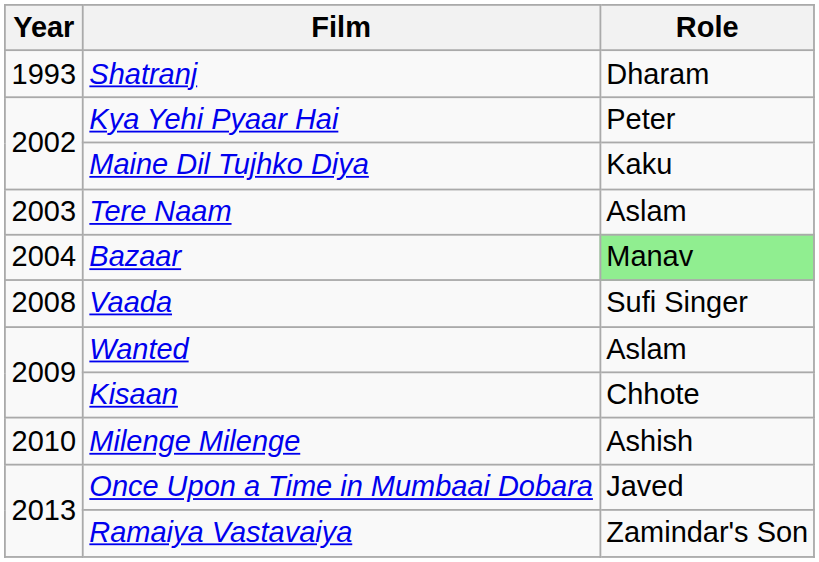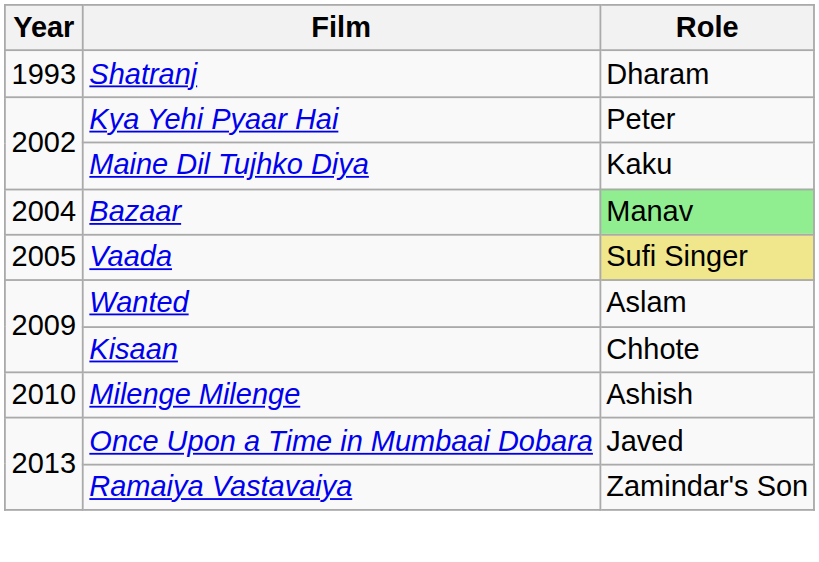- row: (160, 211)
(44, 303) 2008 -> (44, 257) 2005
(677, 303) no background -> (677, 257) khaki background
